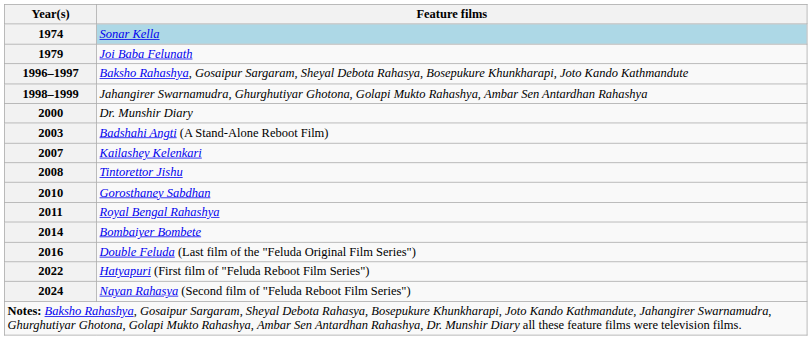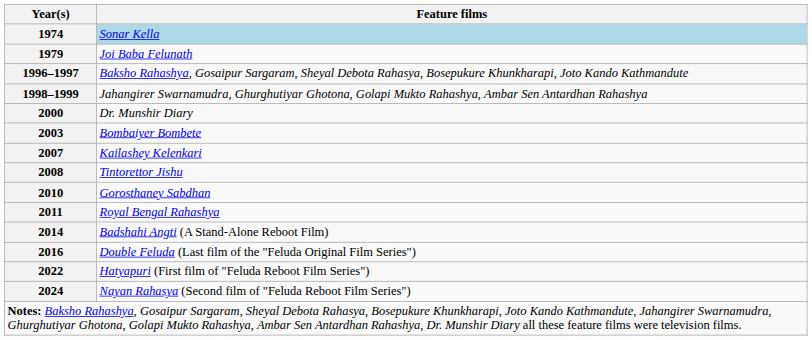(214, 133) Badshahi Angti (A Stand-Alone Reboot Film) -> (150, 133) Bombaiyer Bombete
(150, 232) Bombaiyer Bombete -> (214, 232) Badshahi Angti (A Stand-Alone Reboot Film)
